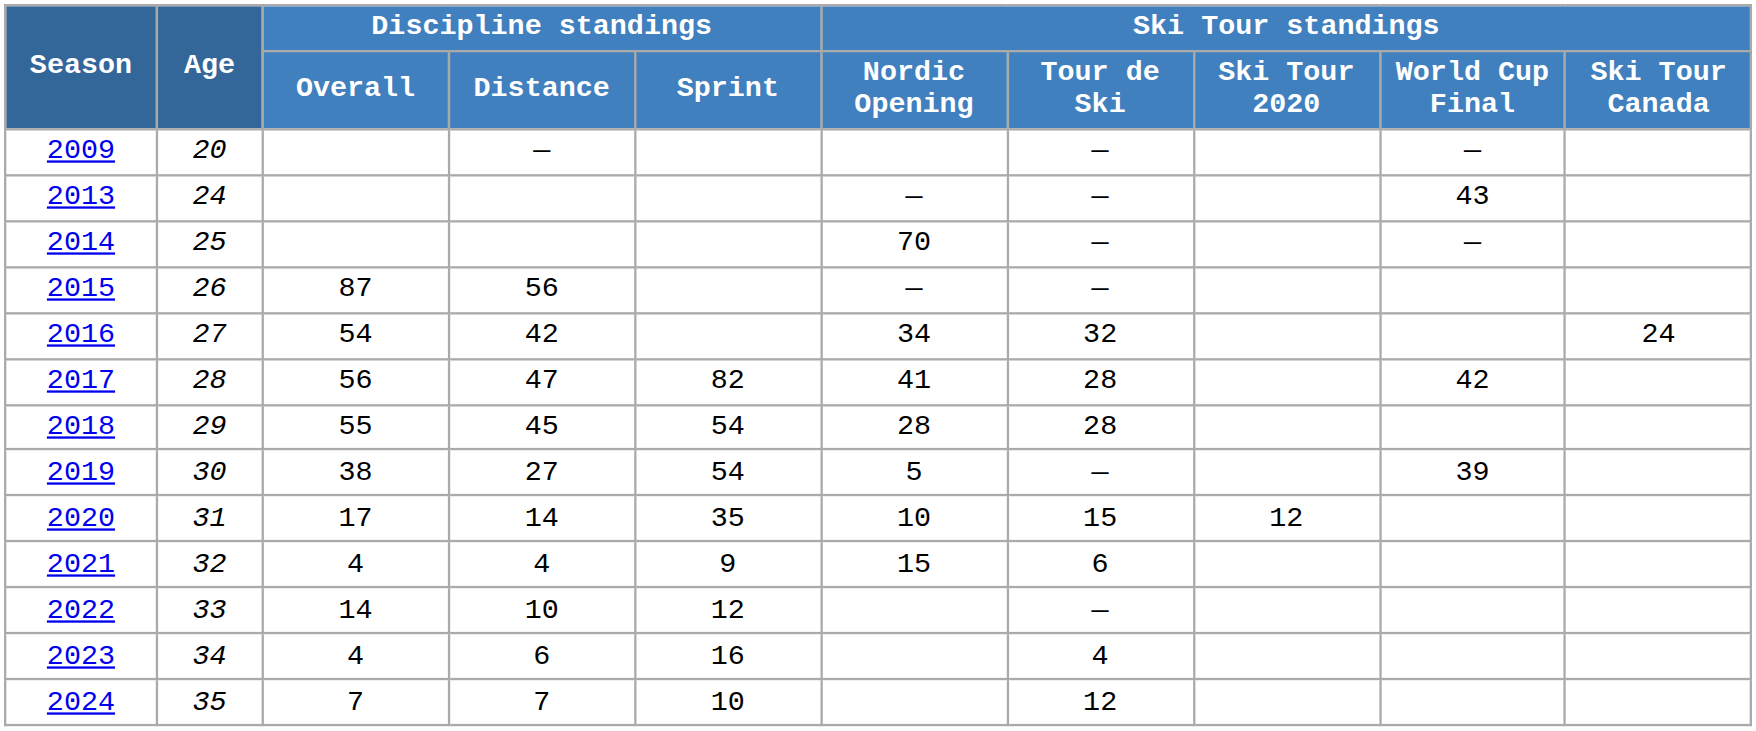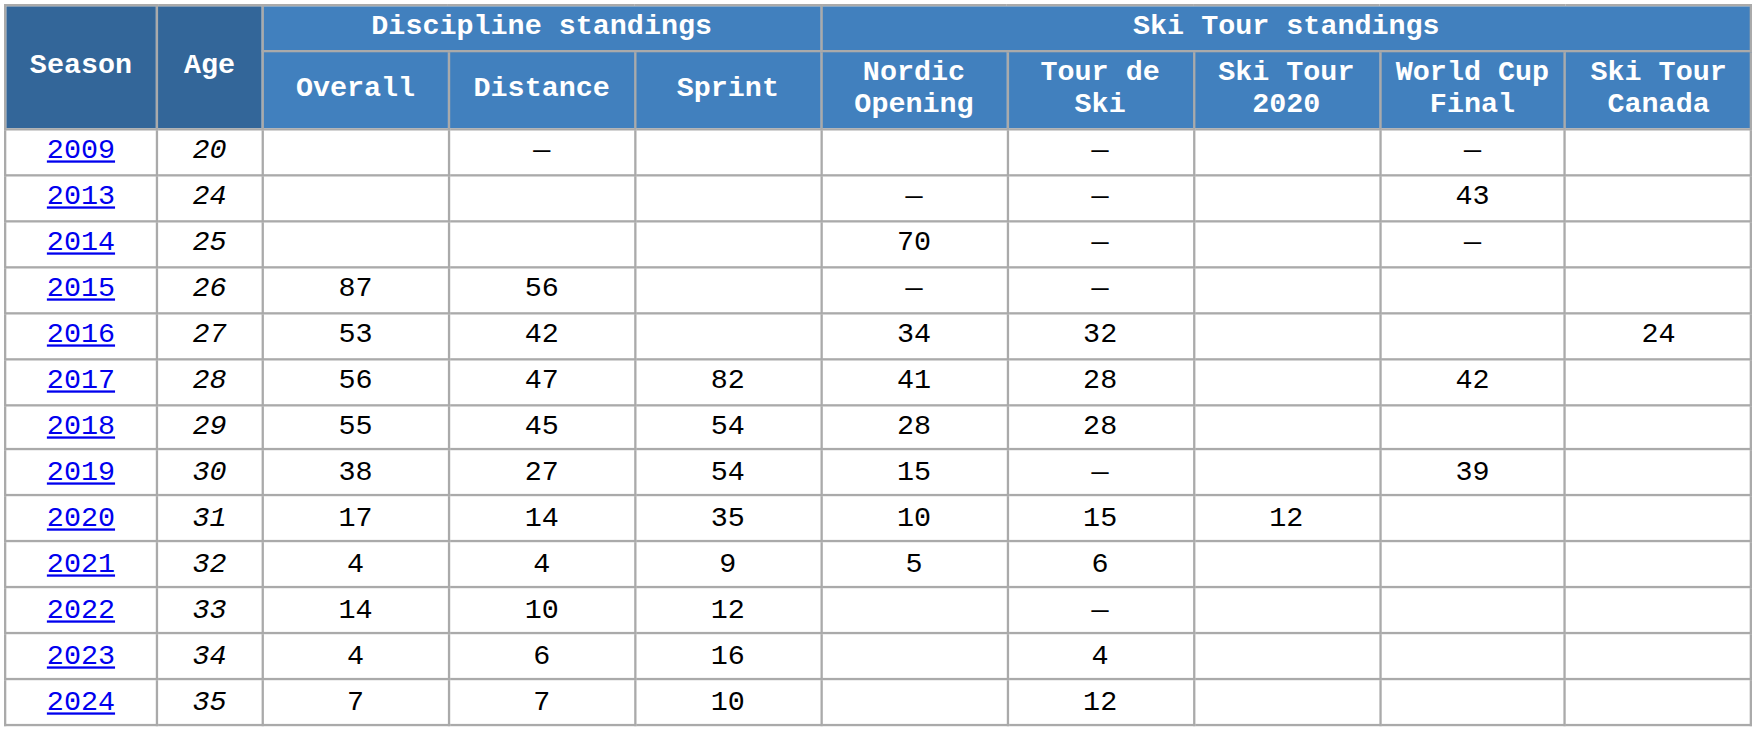(356, 336) 54 -> (356, 336) 53
(914, 473) 5 -> (914, 473) 15
(914, 565) 15 -> (914, 565) 5
